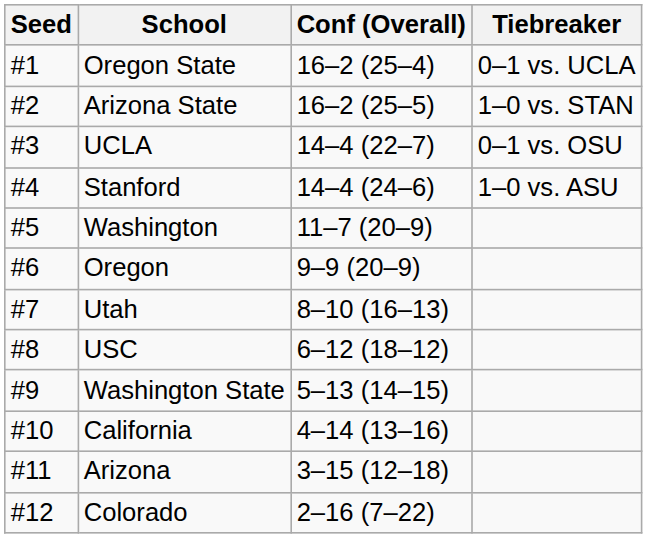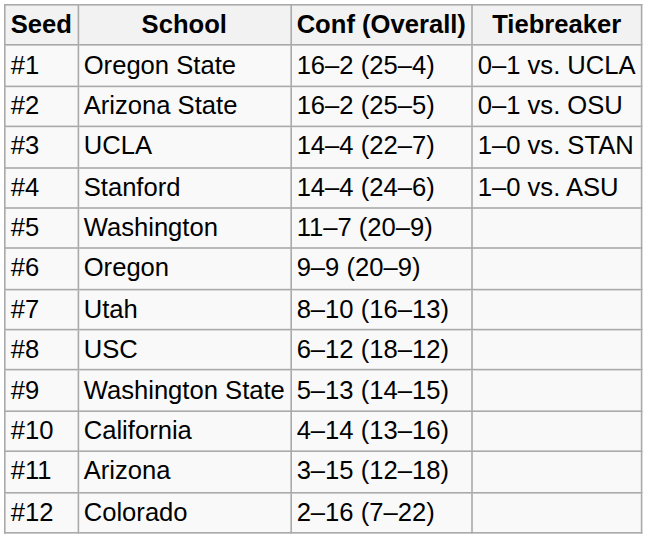(556, 106) 1–0 vs. STAN -> (550, 106) 0–1 vs. OSU
(550, 146) 0–1 vs. OSU -> (556, 146) 1–0 vs. STAN
